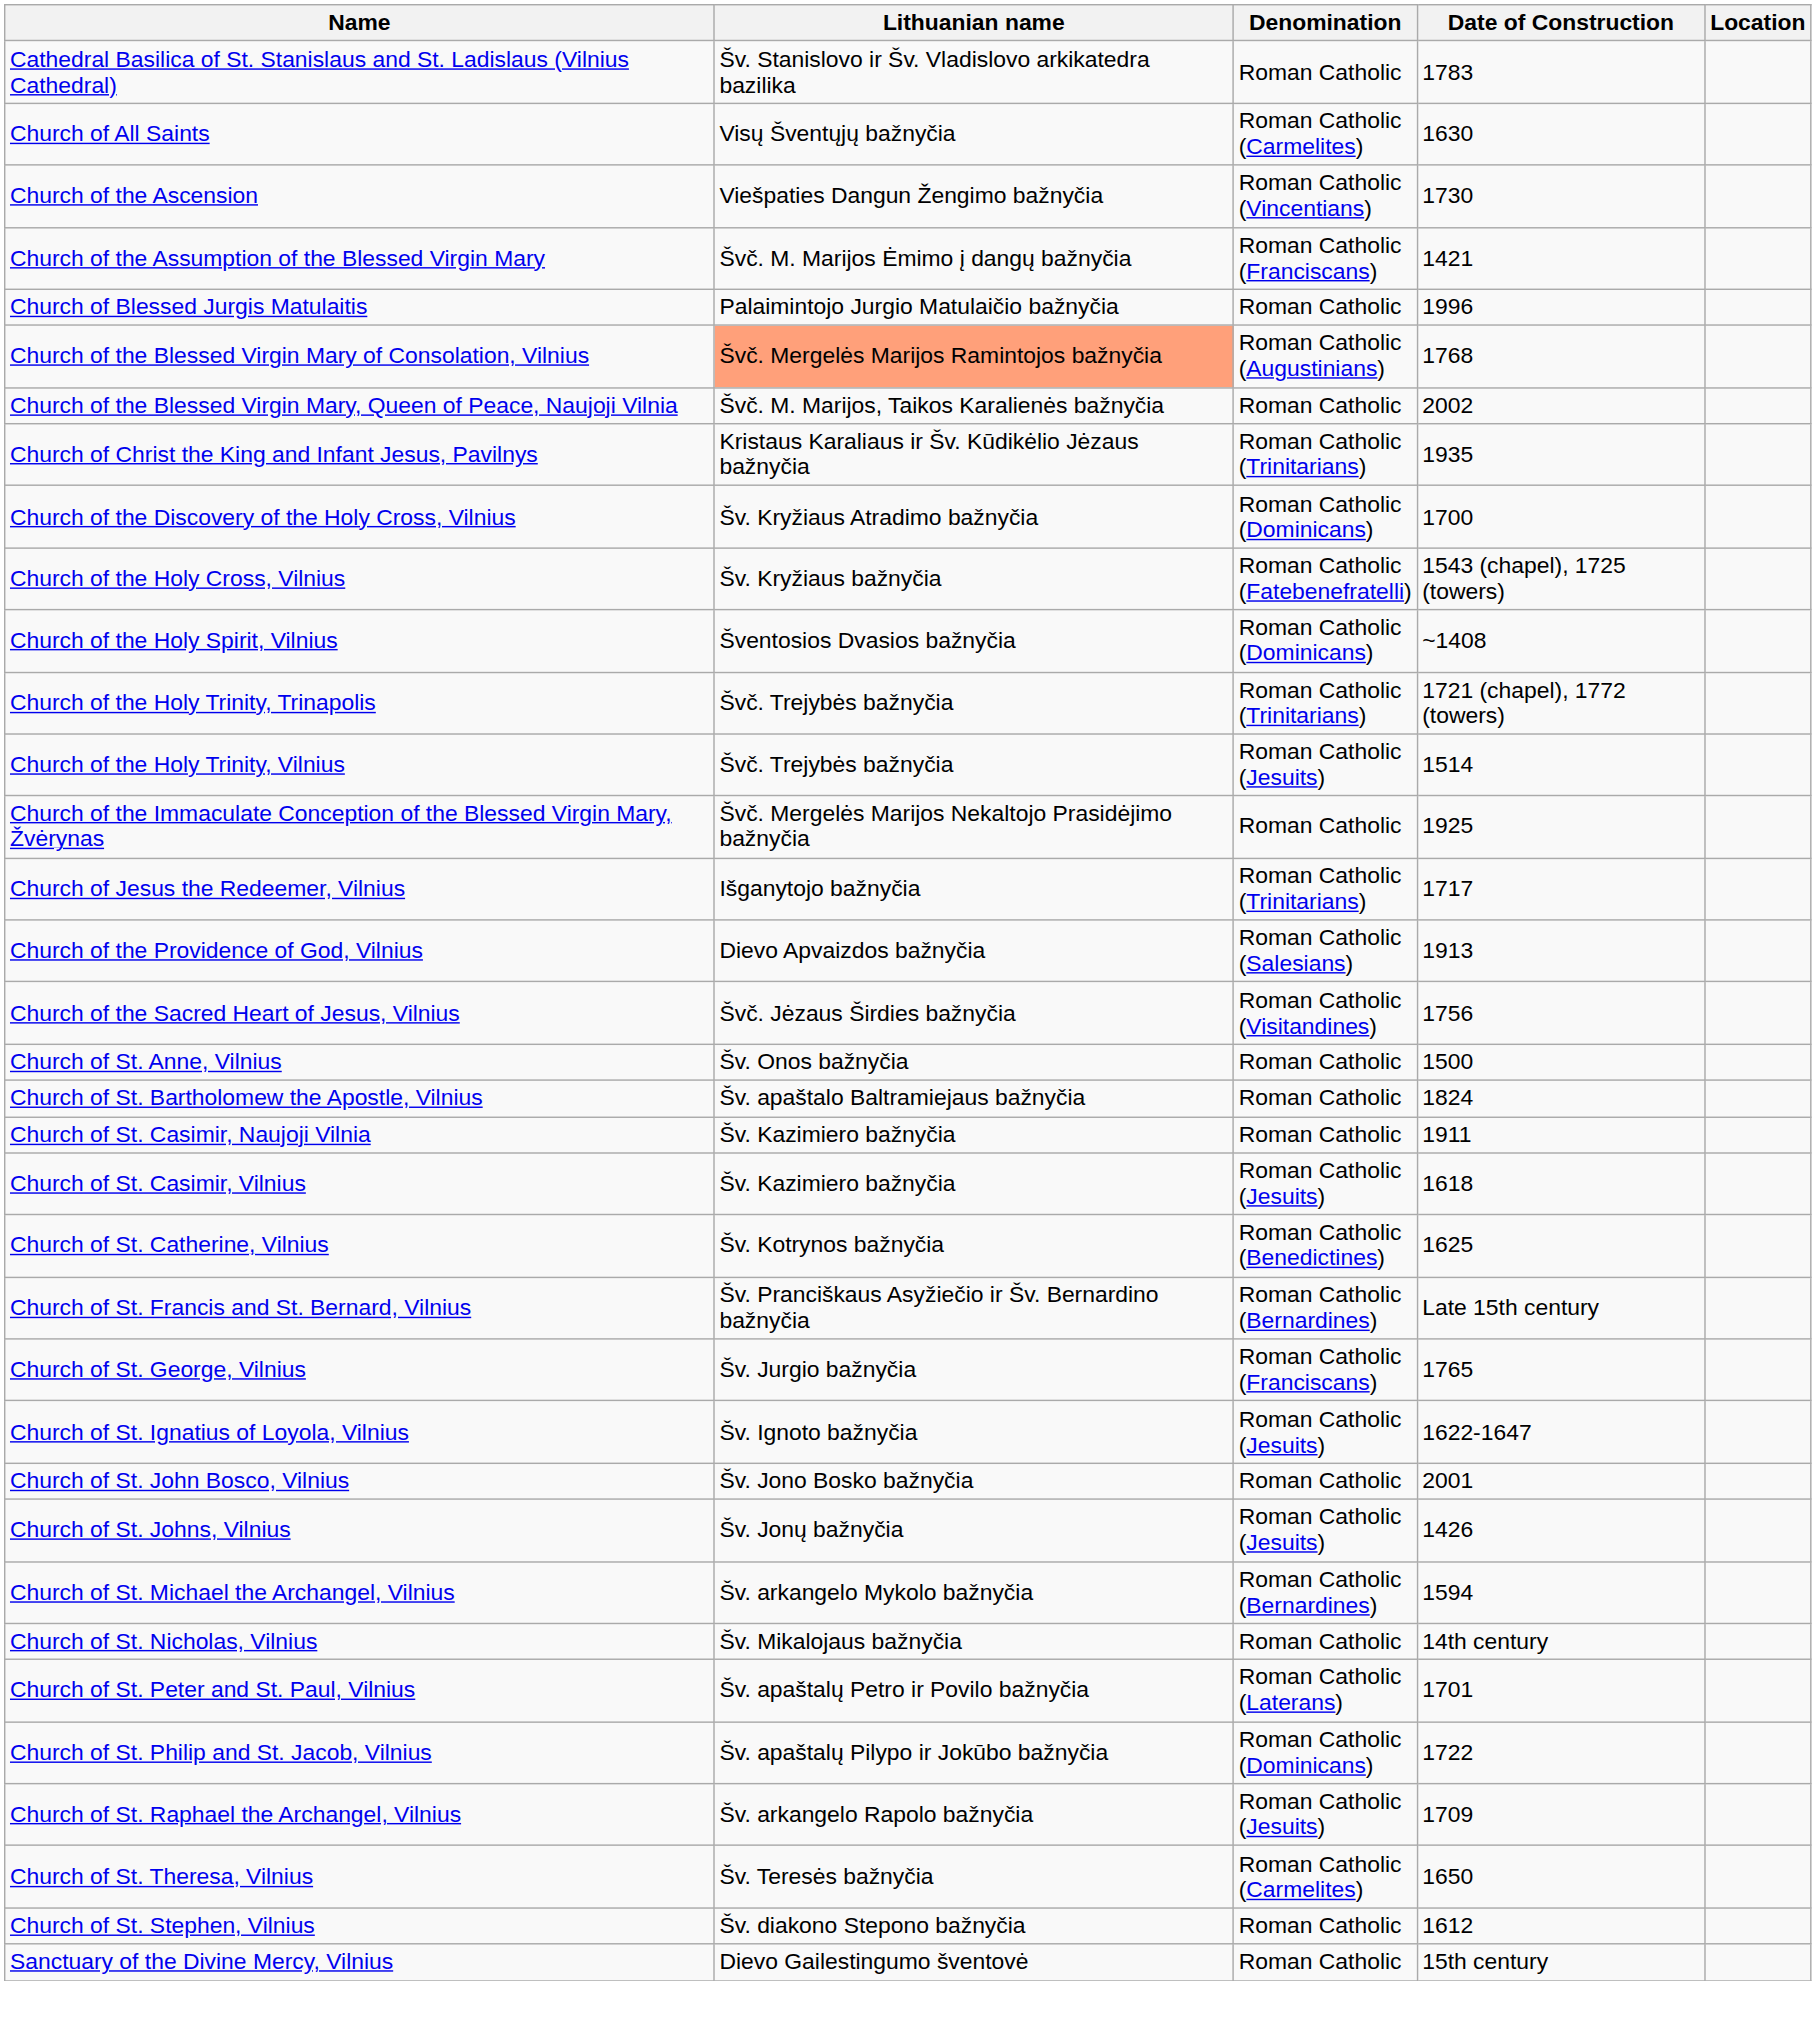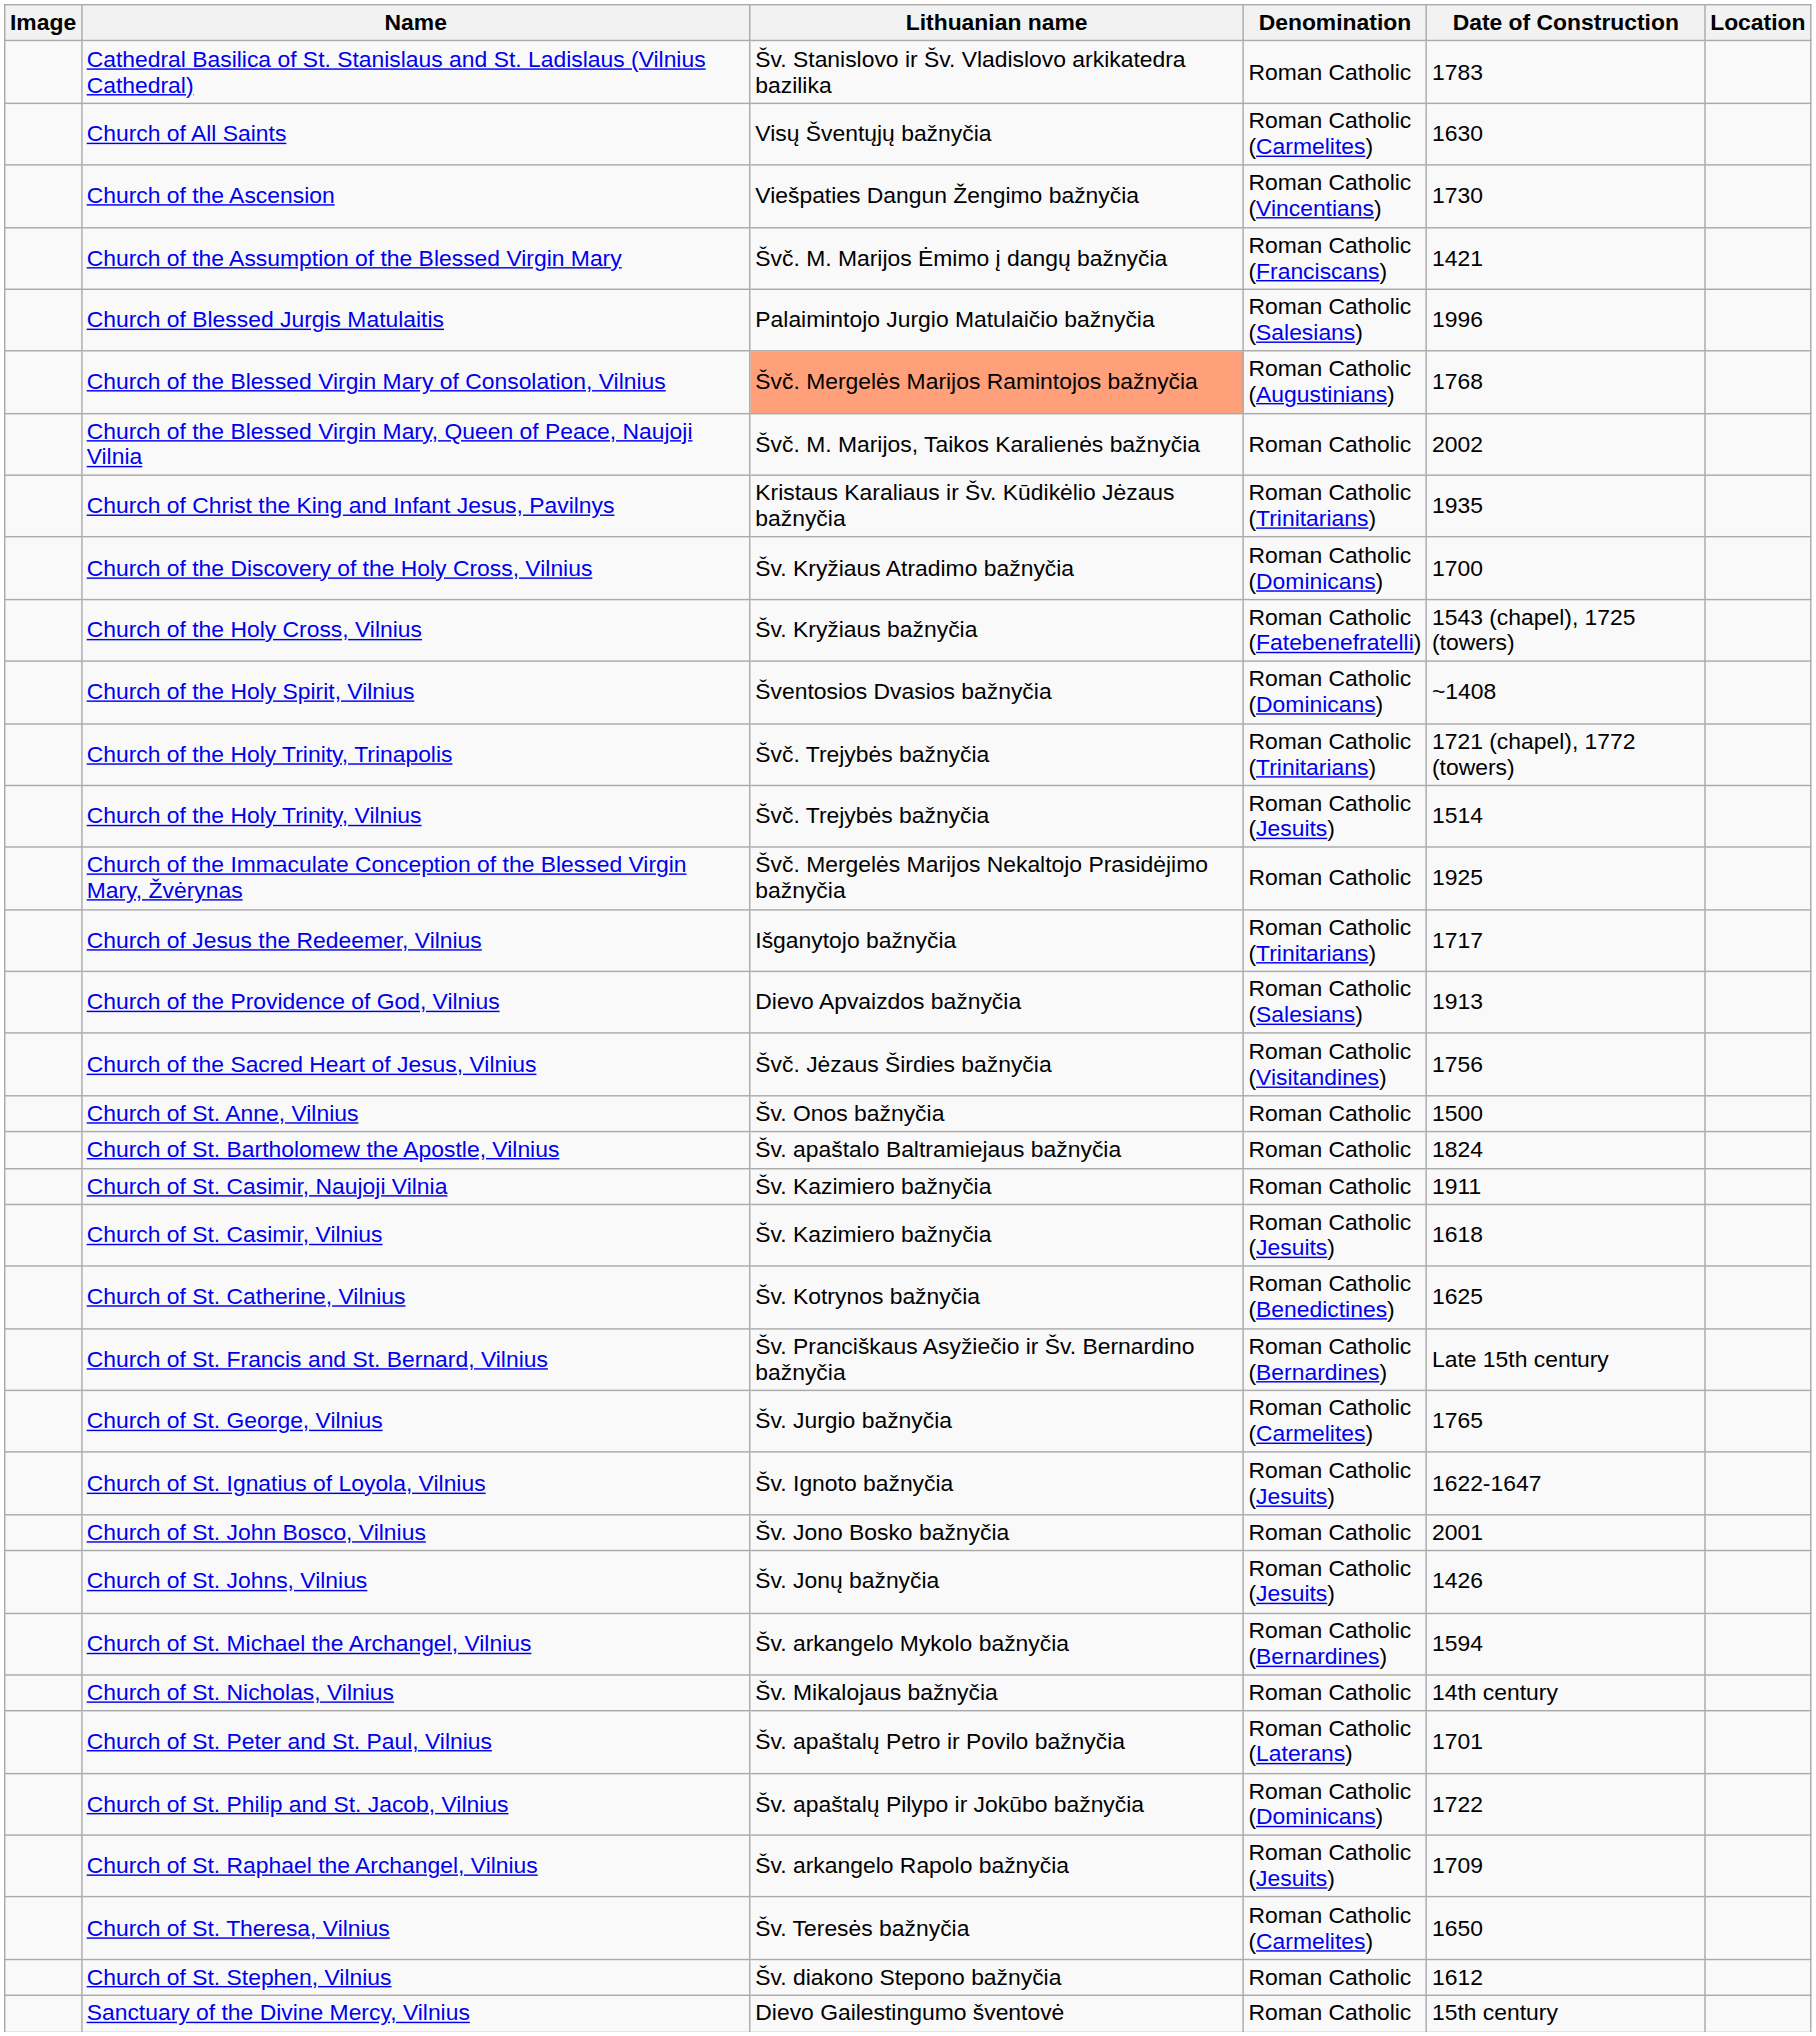+ column: (43, 22)
(1320, 307) Roman Catholic -> (1330, 319) Roman Catholic (Salesians)
(1320, 1369) Roman Catholic (Franciscans) -> (1330, 1421) Roman Catholic (Carmelites)
